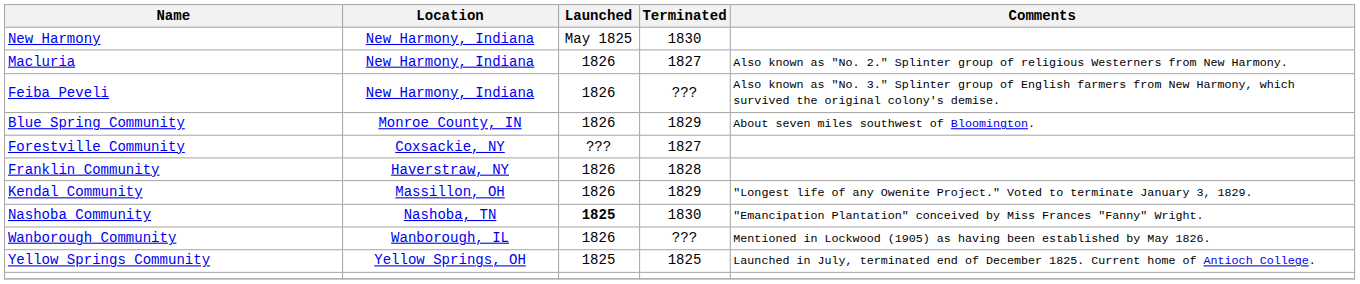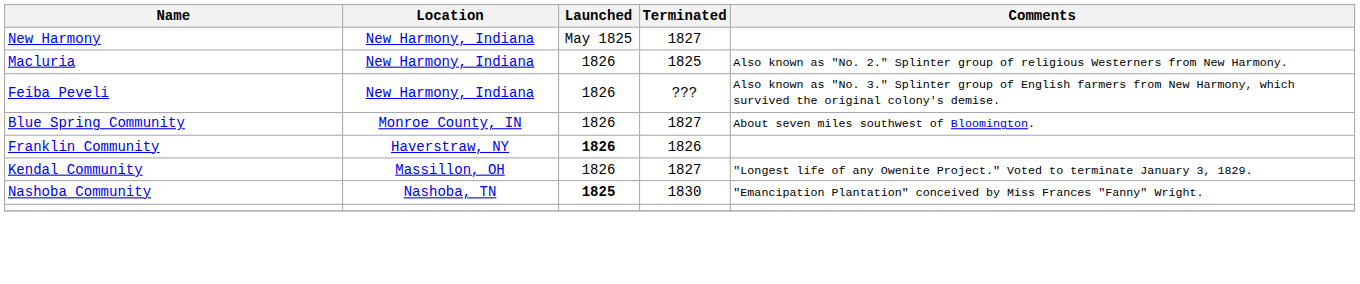(685, 39) 1830 -> (685, 39) 1827
(685, 62) 1827 -> (685, 62) 1825
(685, 124) 1829 -> (685, 124) 1827
- row: (96, 147)
(599, 169) normal -> (599, 147) bold
(685, 169) 1828 -> (685, 147) 1826
(685, 192) 1829 -> (685, 169) 1827
- row: (92, 238)
- row: (109, 261)
